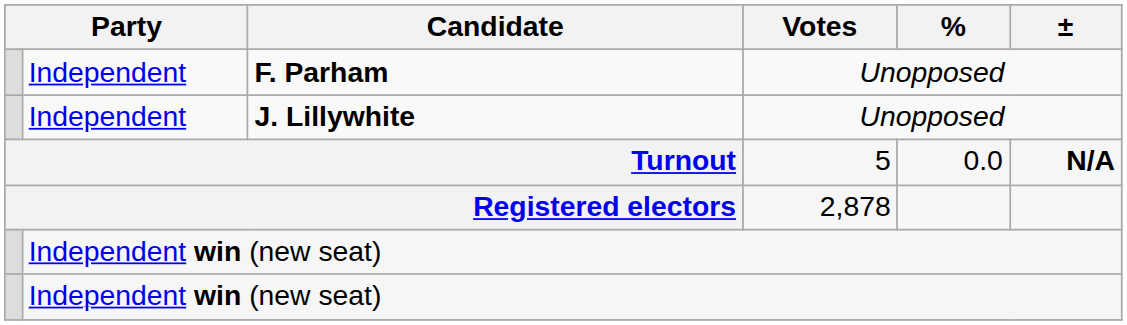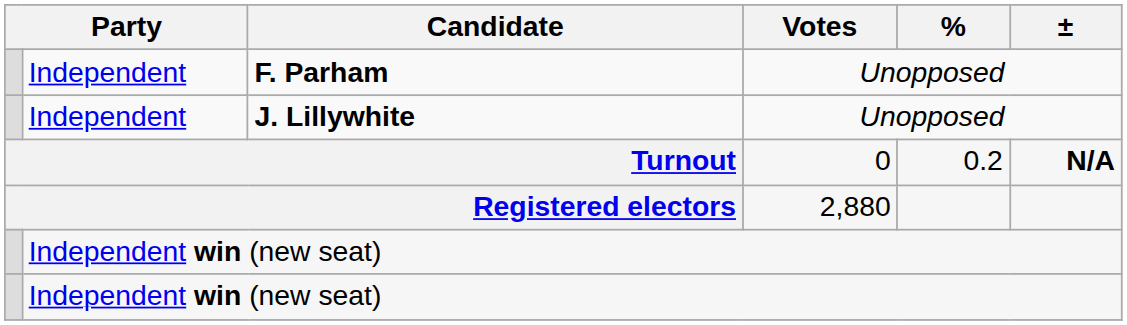(883, 161) 5 -> (883, 161) 0
(983, 161) 0.0 -> (983, 161) 0.2
(855, 206) 2,878 -> (855, 206) 2,880
